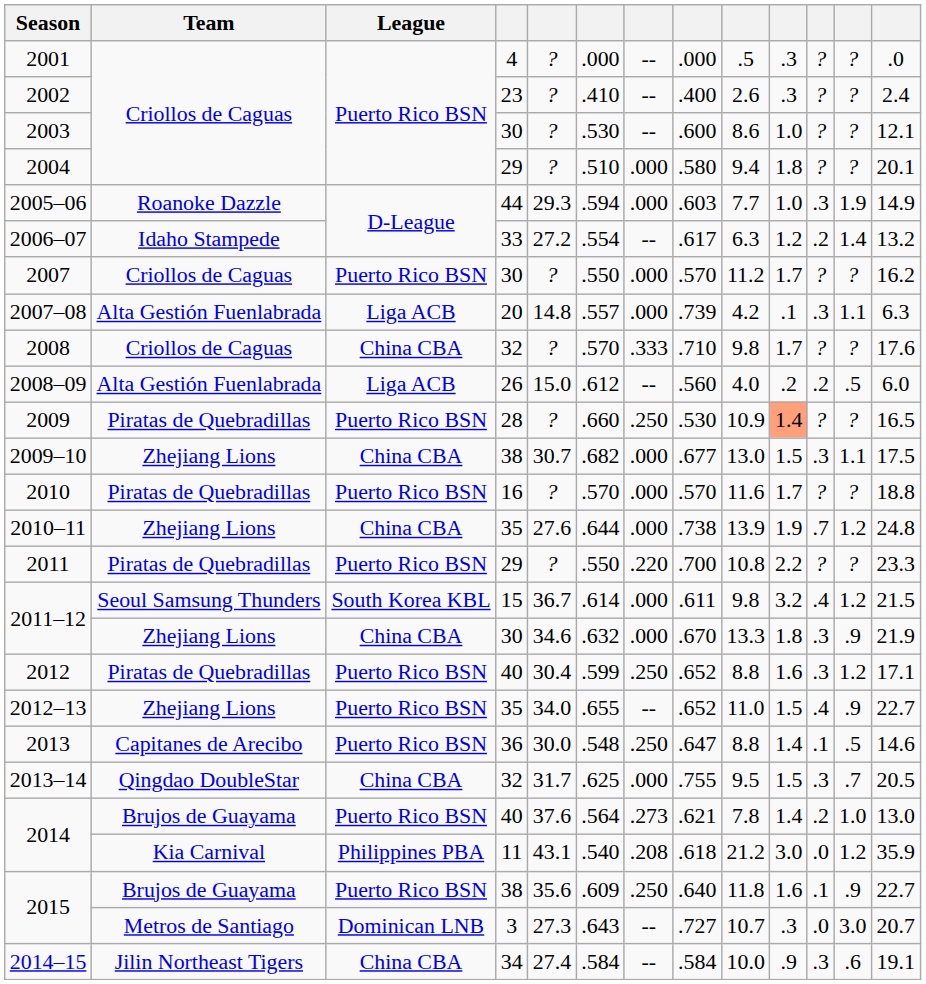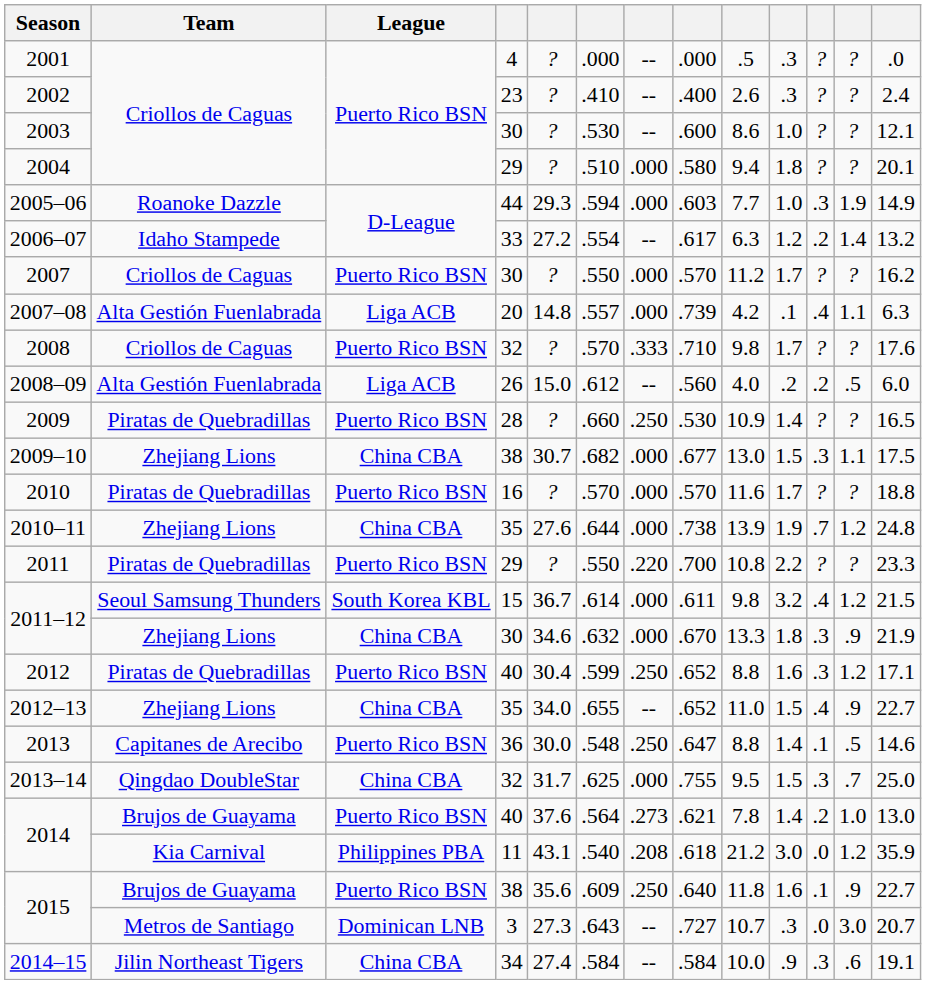(821, 311) .3 -> (821, 311) .4
(411, 347) China CBA -> (411, 347) Puerto Rico BSN
(789, 419) lightsalmon background -> (789, 419) no background
(411, 708) Puerto Rico BSN -> (411, 708) China CBA
(896, 780) 20.5 -> (896, 780) 25.0
